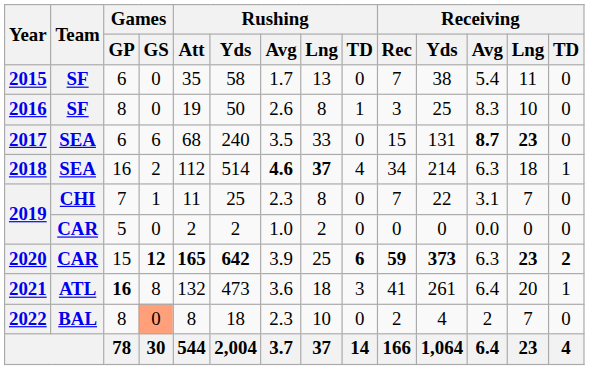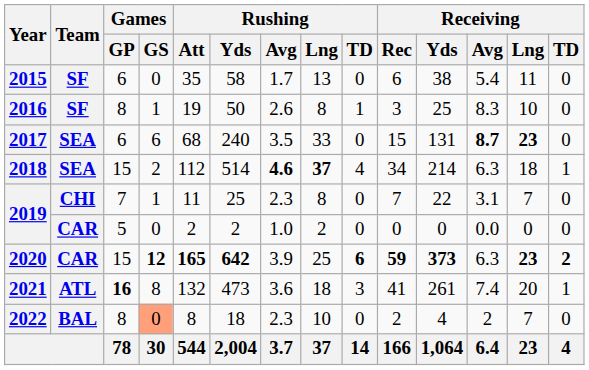(397, 79) 7 -> (397, 79) 6
(156, 109) 0 -> (156, 109) 1
(122, 169) 16 -> (122, 169) 15
(487, 288) 6.4 -> (487, 288) 7.4
